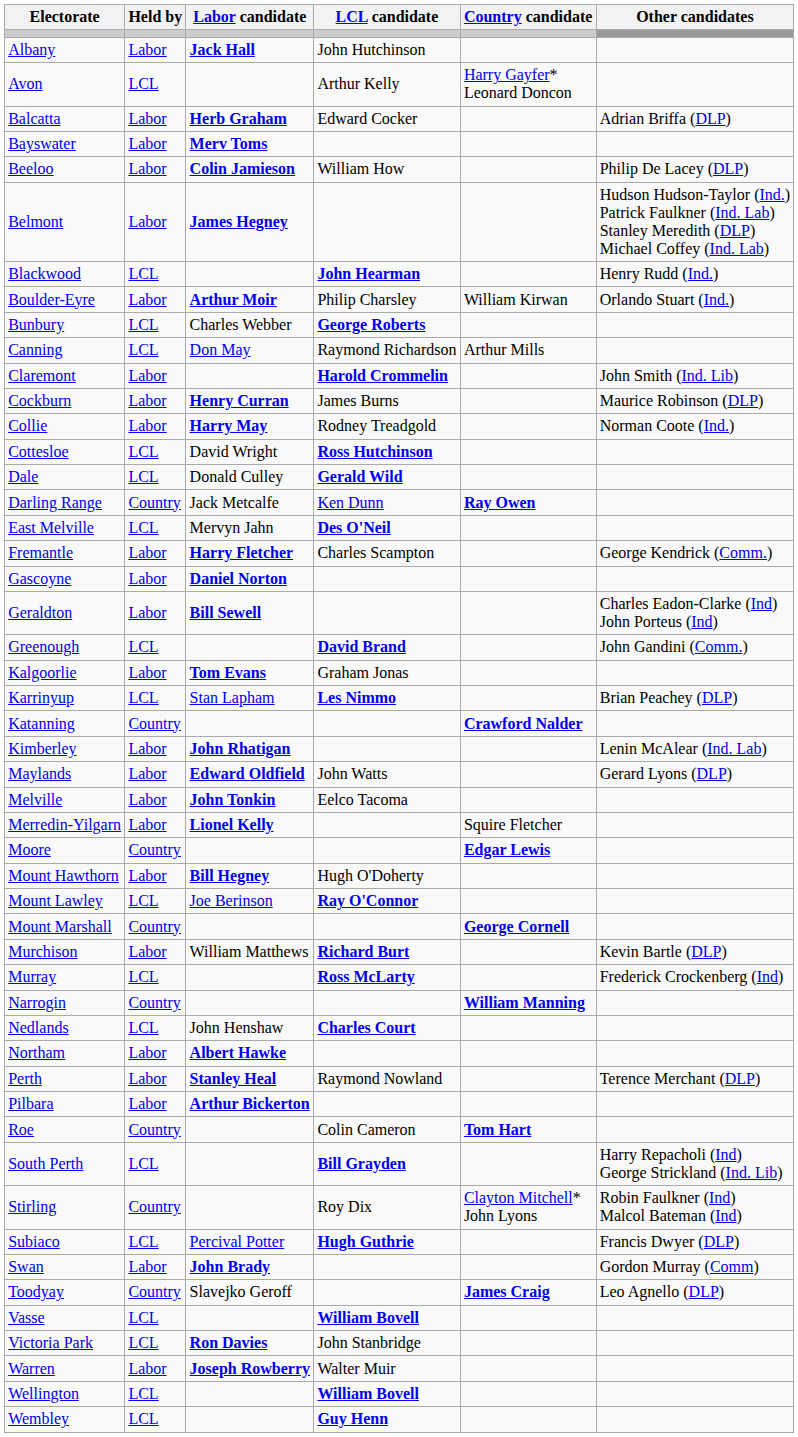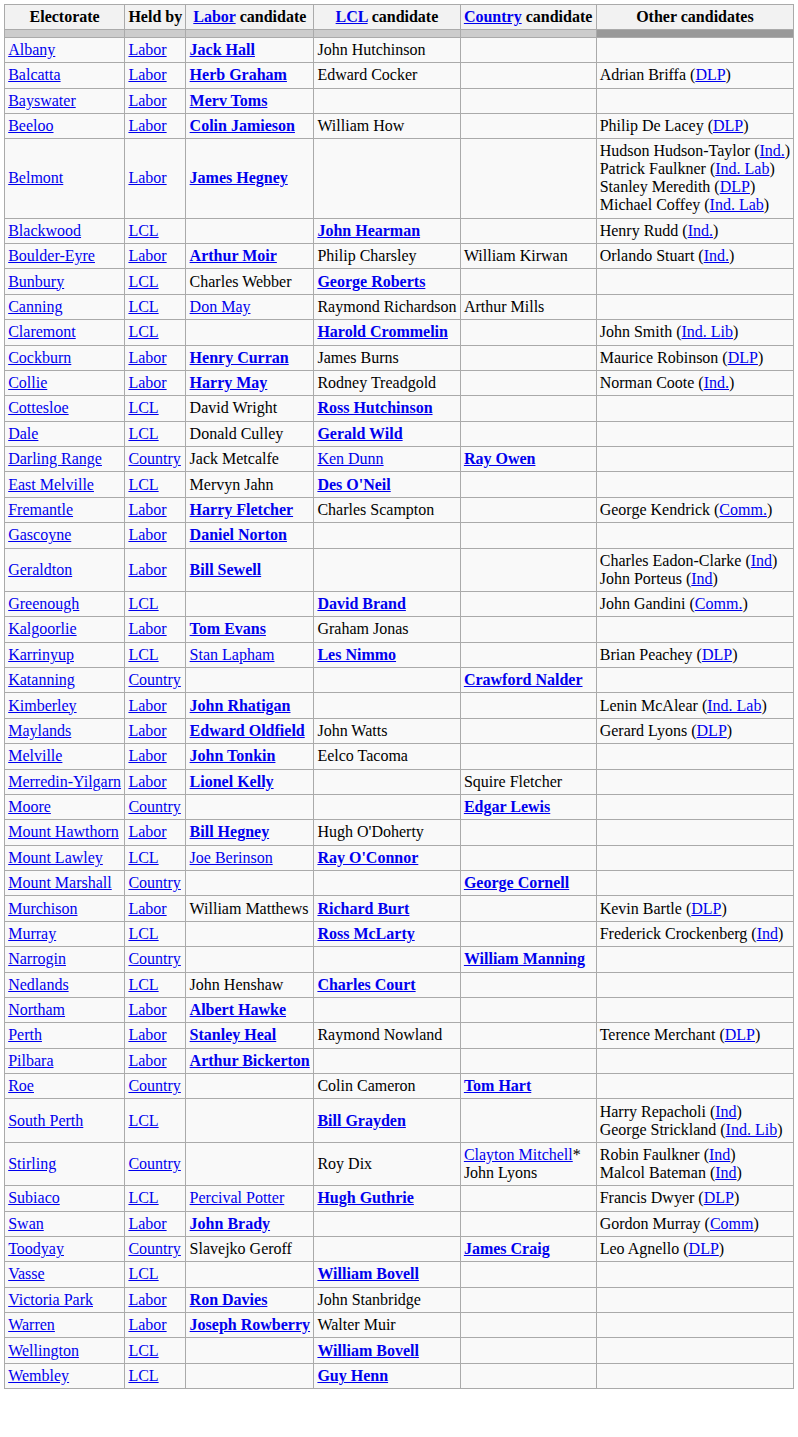- row: (25, 84)
(148, 375) Labor -> (144, 332) LCL
(144, 1343) LCL -> (148, 1299) Labor
